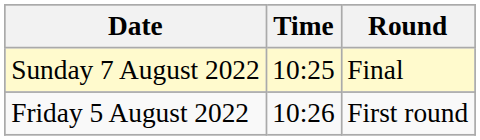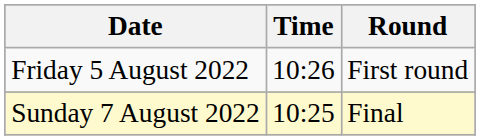rows swapped: (130, 112) <-> (135, 69)
